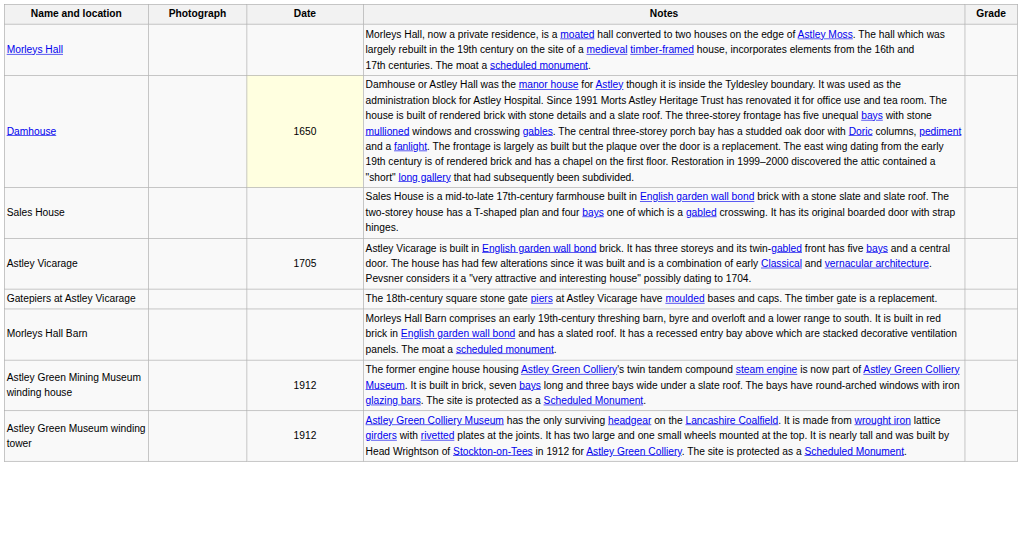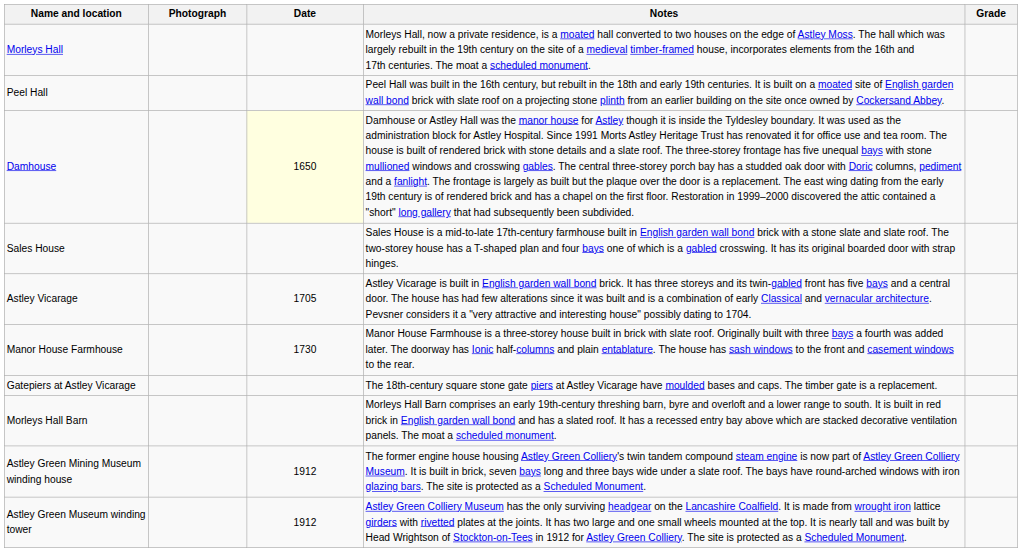+ row: (27, 93)
+ row: (65, 350)
